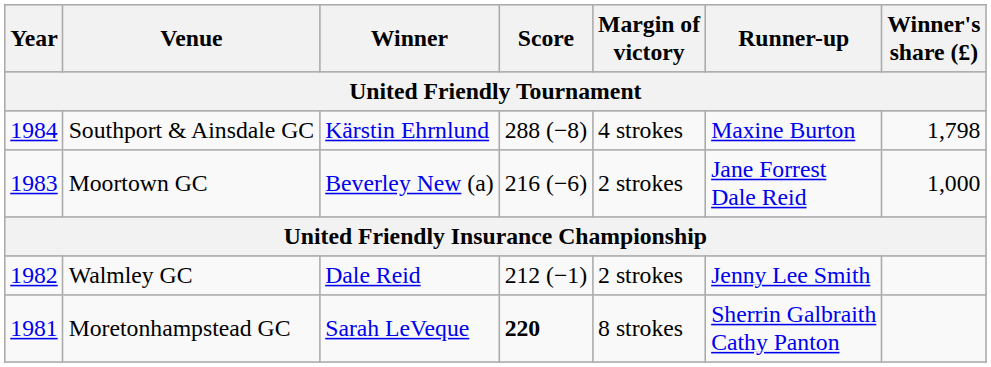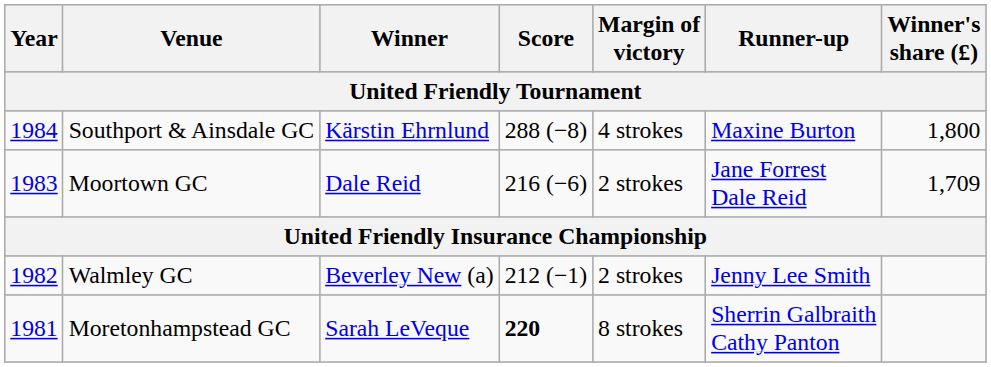(954, 130) 1,798 -> (954, 130) 1,800
(409, 183) Beverley New (a) -> (373, 183) Dale Reid
(954, 183) 1,000 -> (954, 183) 1,709
(373, 275) Dale Reid -> (409, 275) Beverley New (a)
